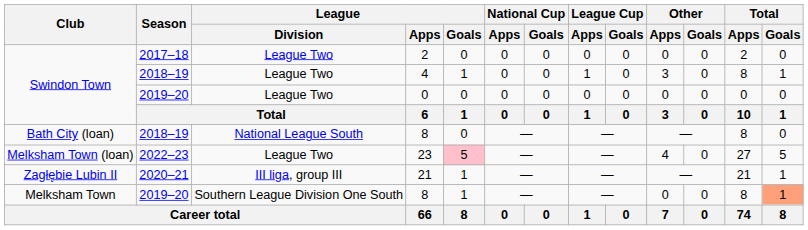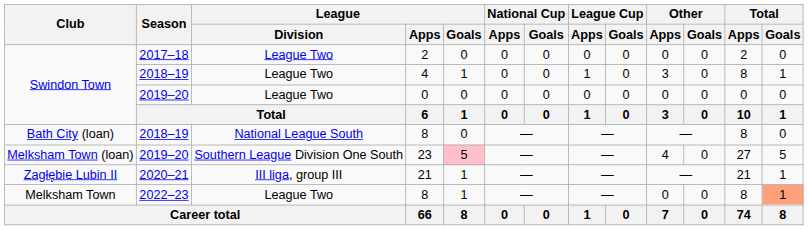(164, 154) 2022–23 -> (164, 154) 2019–20
(299, 154) League Two -> (299, 154) Southern League Division One South
(164, 194) 2019–20 -> (164, 194) 2022–23
(299, 194) Southern League Division One South -> (299, 194) League Two
